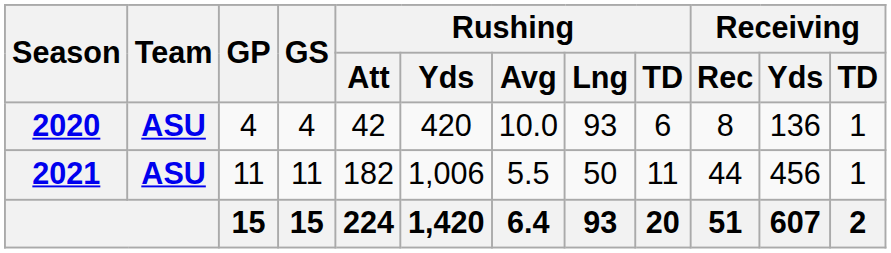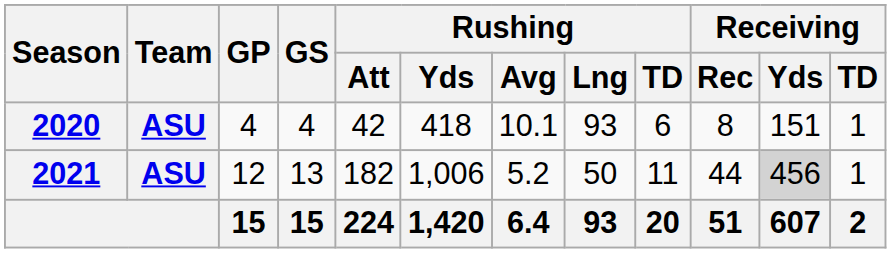(446, 125) 420 -> (446, 125) 418
(528, 125) 10.0 -> (528, 125) 10.1
(795, 125) 136 -> (795, 125) 151
(249, 174) 11 -> (249, 174) 12
(307, 174) 11 -> (307, 174) 13
(528, 174) 5.5 -> (528, 174) 5.2
(795, 174) no background -> (795, 174) lightgrey background
